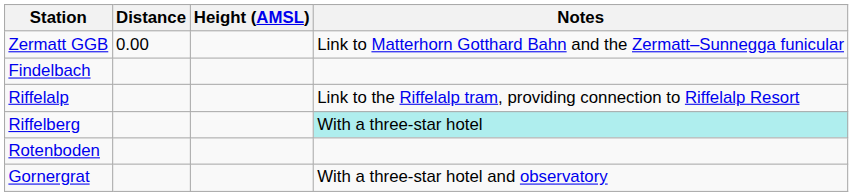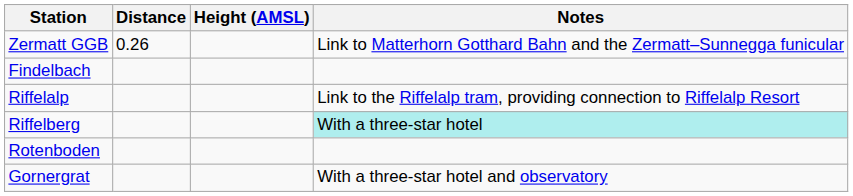(151, 44) 0.00 -> (151, 44) 0.26
